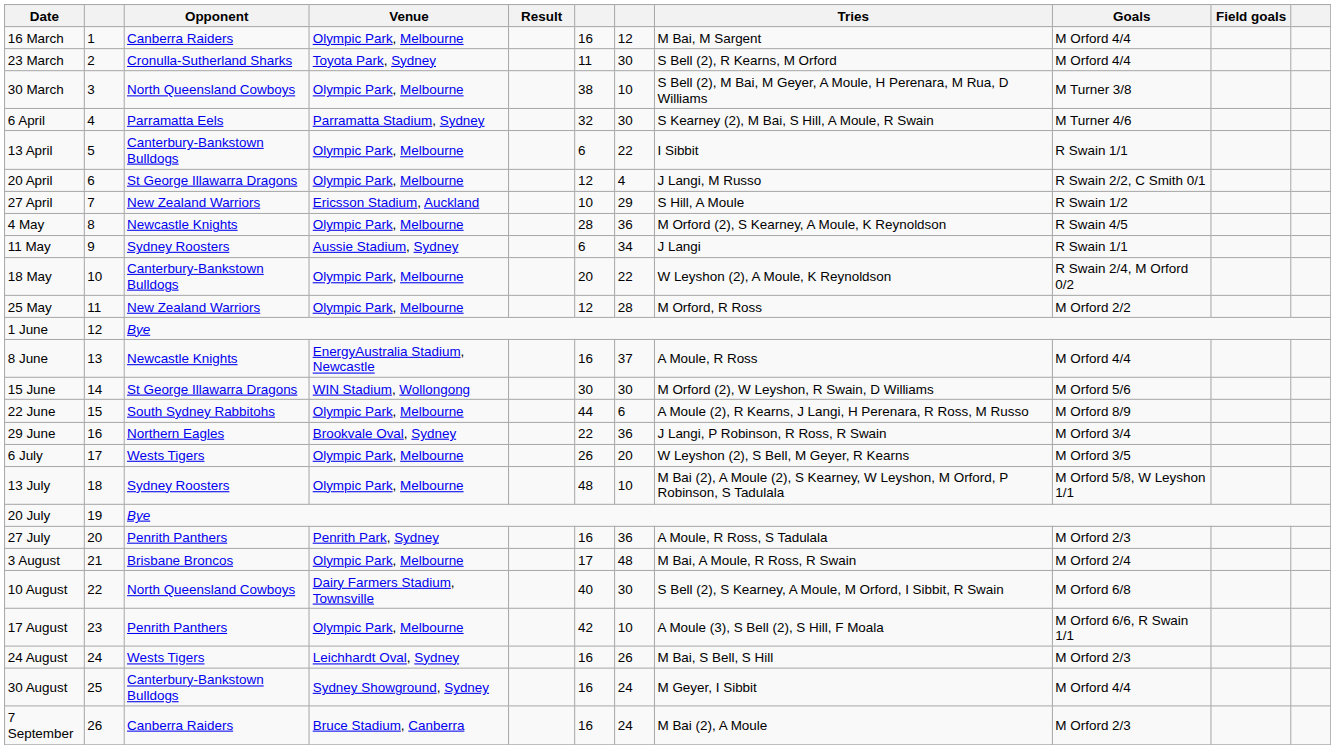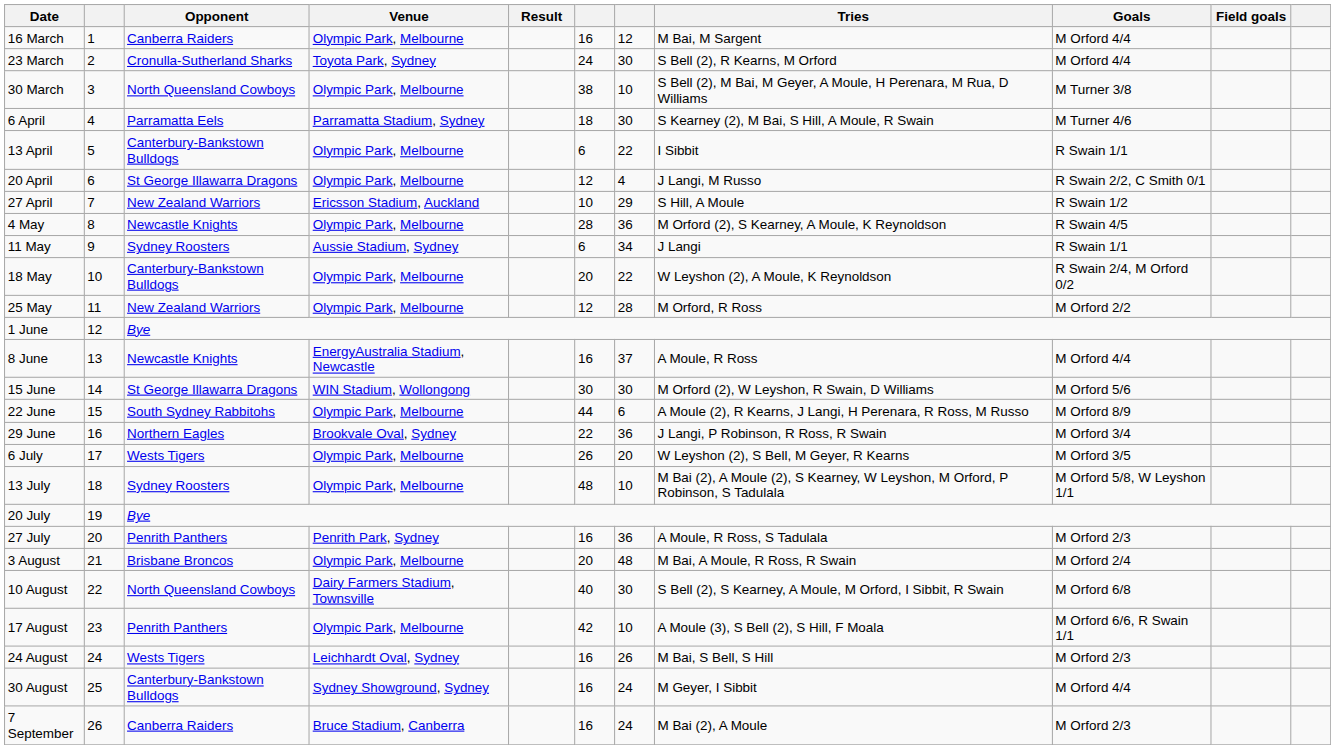(585, 60) 11 -> (585, 60) 24
(585, 120) 32 -> (585, 120) 18
(585, 559) 17 -> (585, 559) 20
